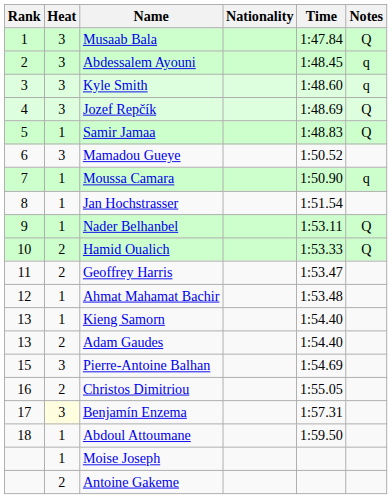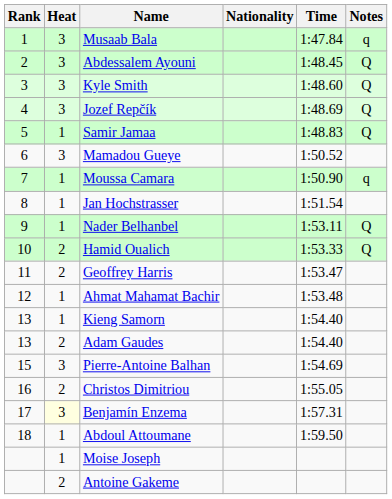(366, 39) Q -> (366, 39) q
(366, 62) q -> (366, 62) Q
(366, 86) q -> (366, 86) Q
